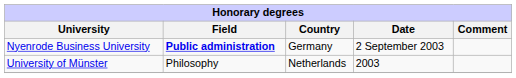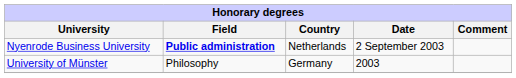(310, 47) Germany -> (317, 47) Netherlands
(317, 64) Netherlands -> (310, 64) Germany
